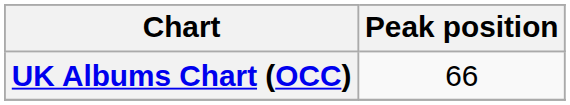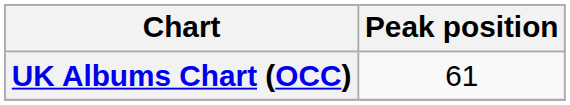(462, 75) 66 -> (462, 75) 61
